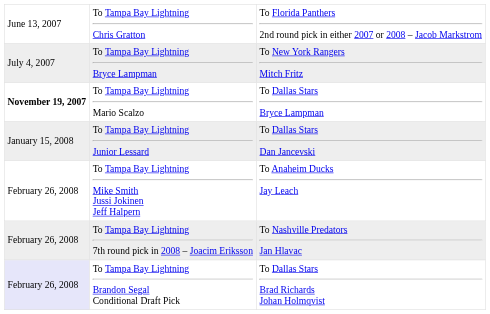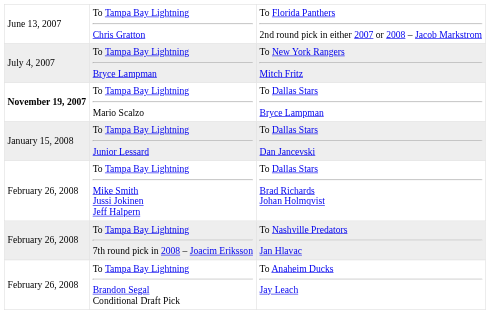(371, 180) To Anaheim Ducks Jay Leach -> (371, 185) To Dallas Stars Brad Richards Johan Holmqvist
(43, 285) lavender background -> (43, 285) no background
(371, 285) To Dallas Stars Brad Richards Johan Holmqvist -> (371, 279) To Anaheim Ducks Jay Leach
